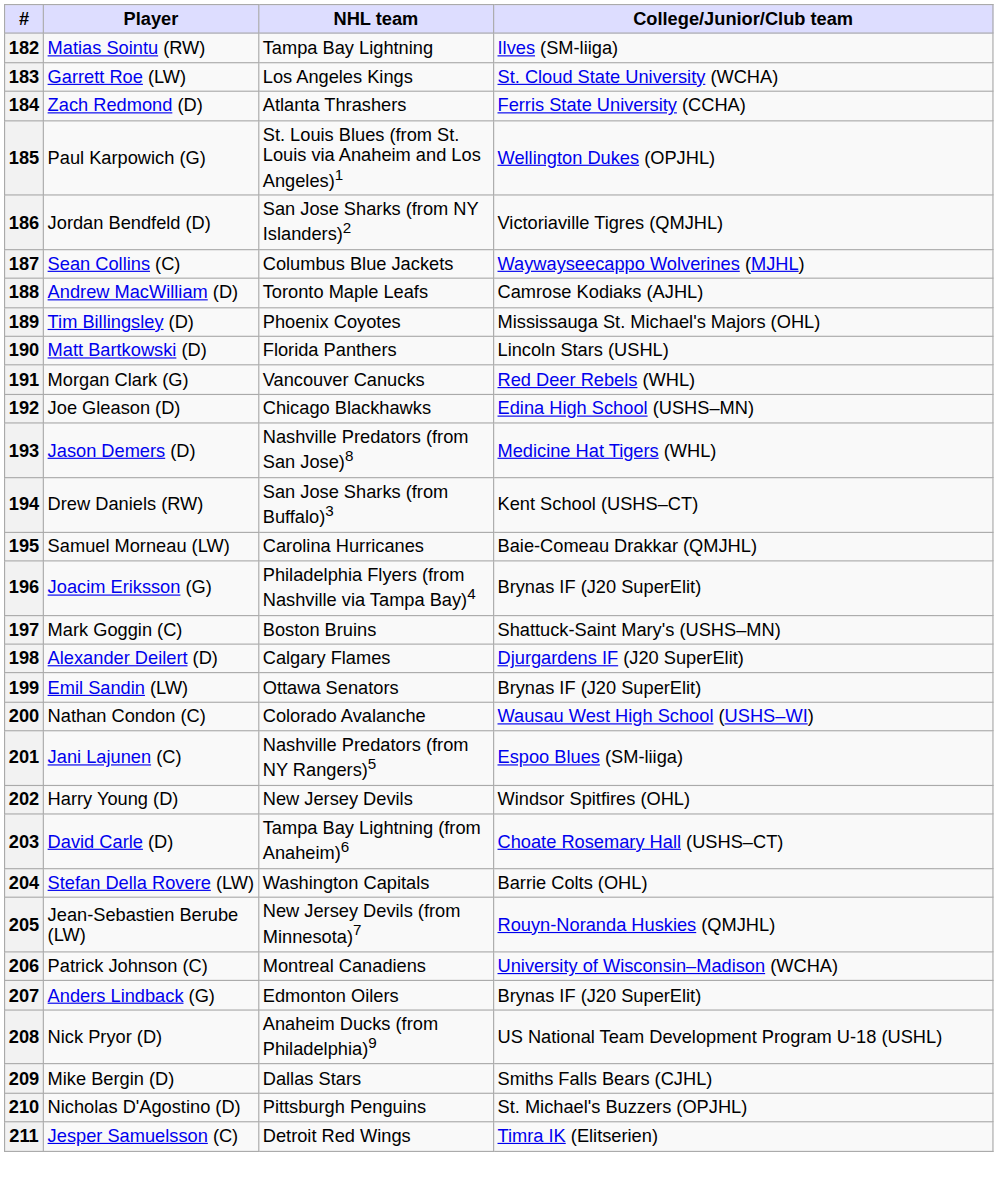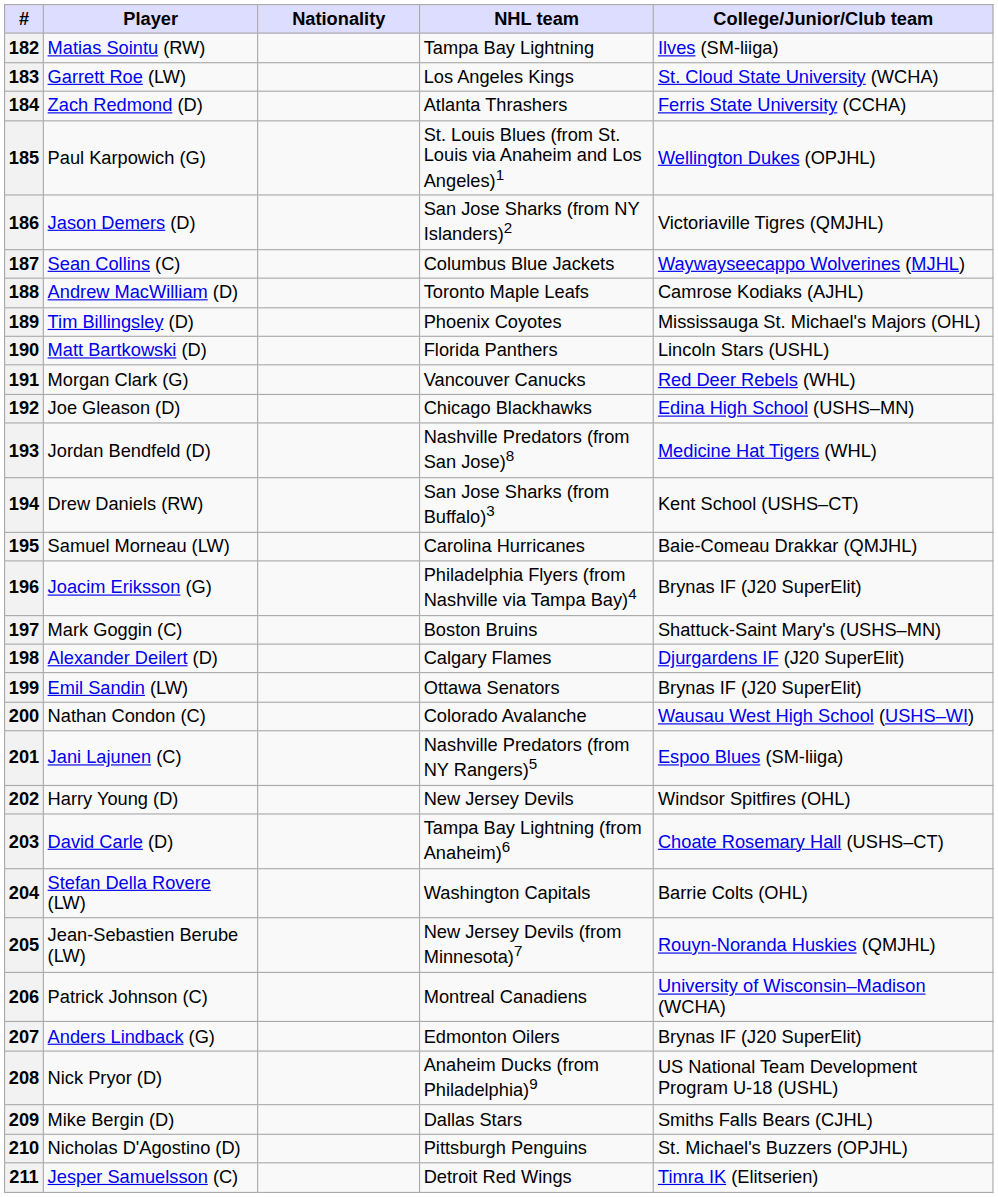+ column: (339, 18)
(129, 222) Jordan Bendfeld (D) -> (122, 222) Jason Demers (D)
(122, 450) Jason Demers (D) -> (129, 450) Jordan Bendfeld (D)
